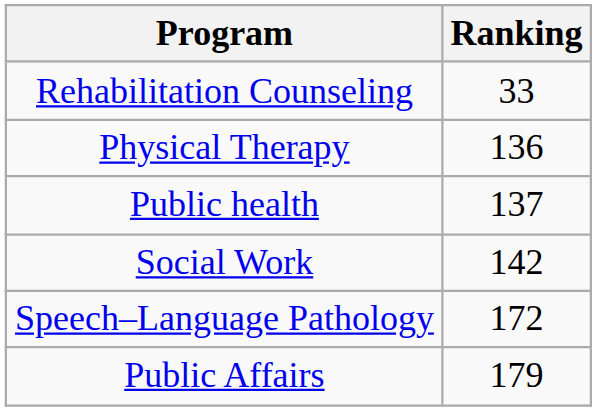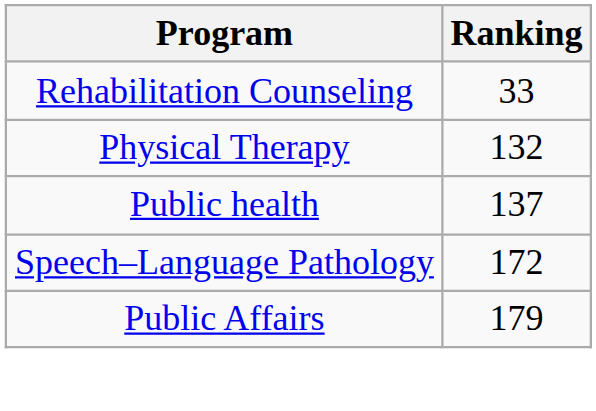(517, 147) 136 -> (517, 147) 132
- row: (224, 261)
